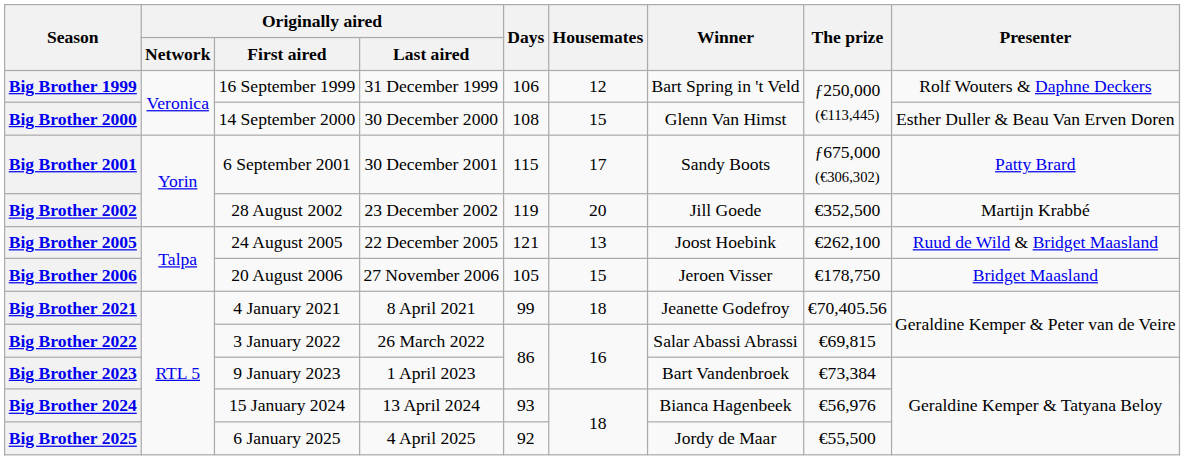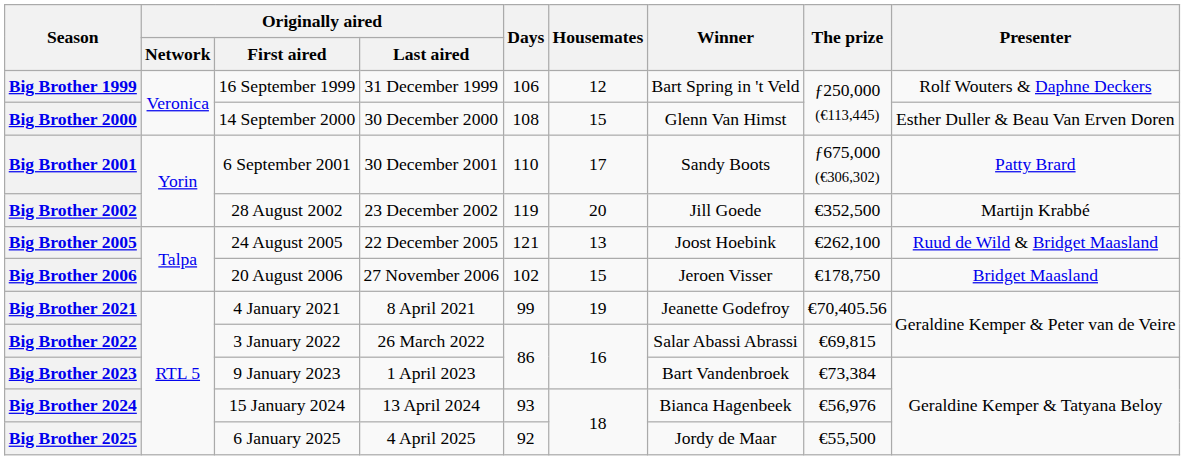(526, 165) 115 -> (526, 165) 110
(526, 275) 105 -> (526, 275) 102
(598, 308) 18 -> (598, 308) 19
